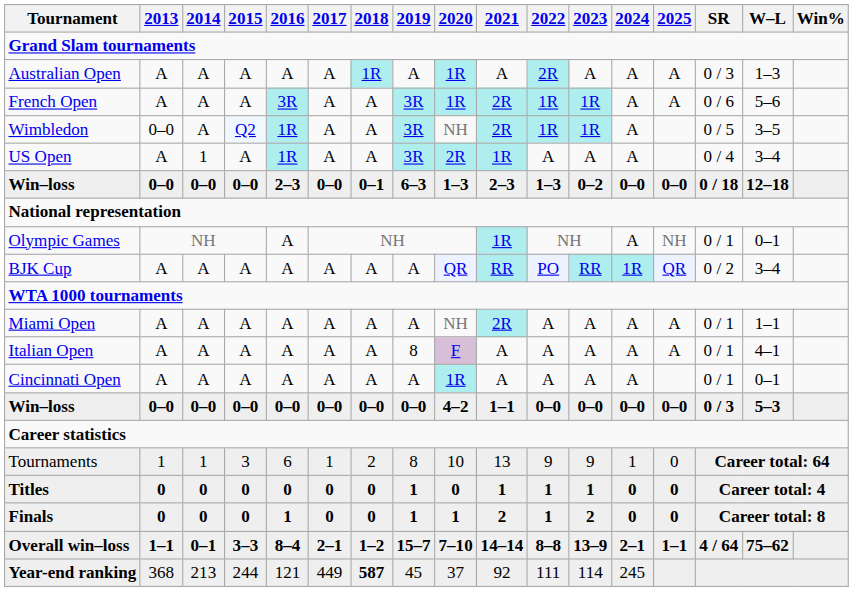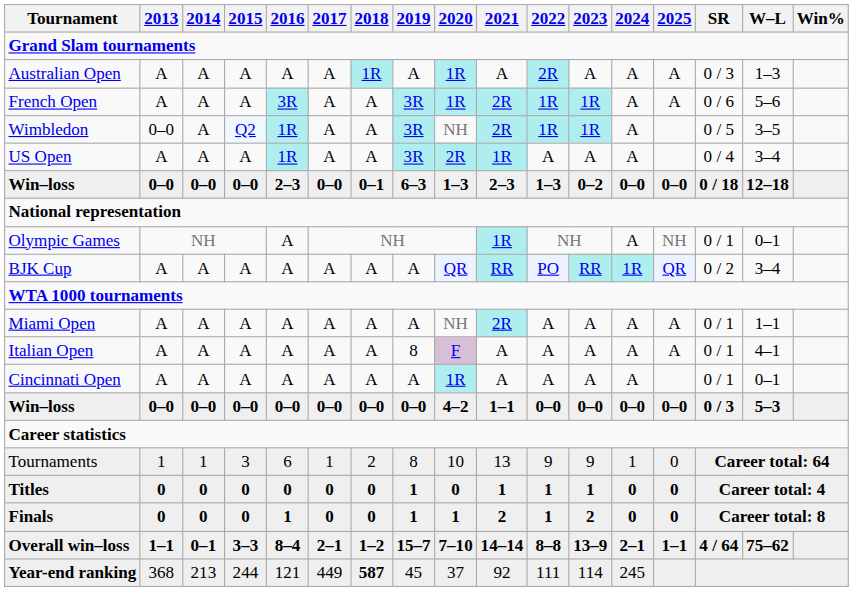(203, 156) 1 -> (203, 156) A
